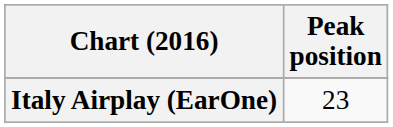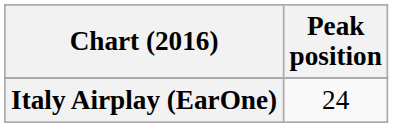(336, 99) 23 -> (336, 99) 24
